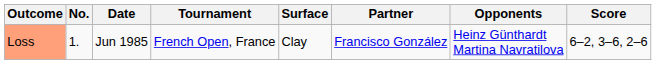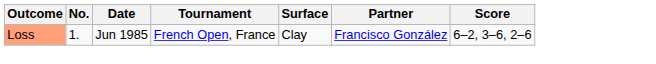- column: (508, 14)
